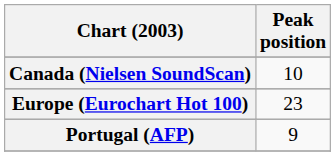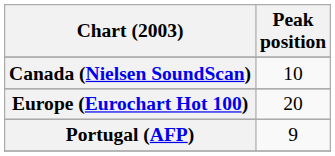(293, 103) 23 -> (293, 103) 20
